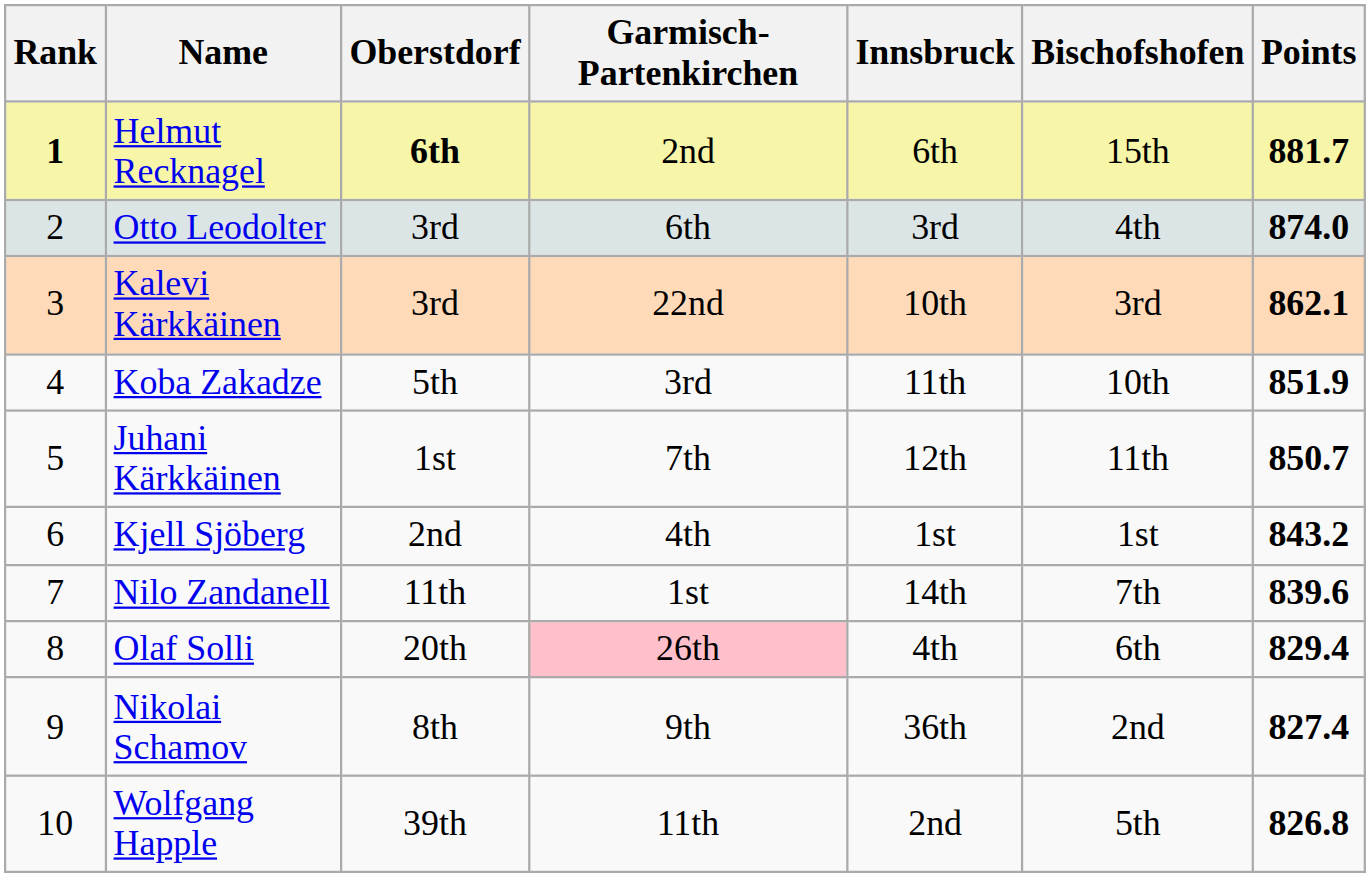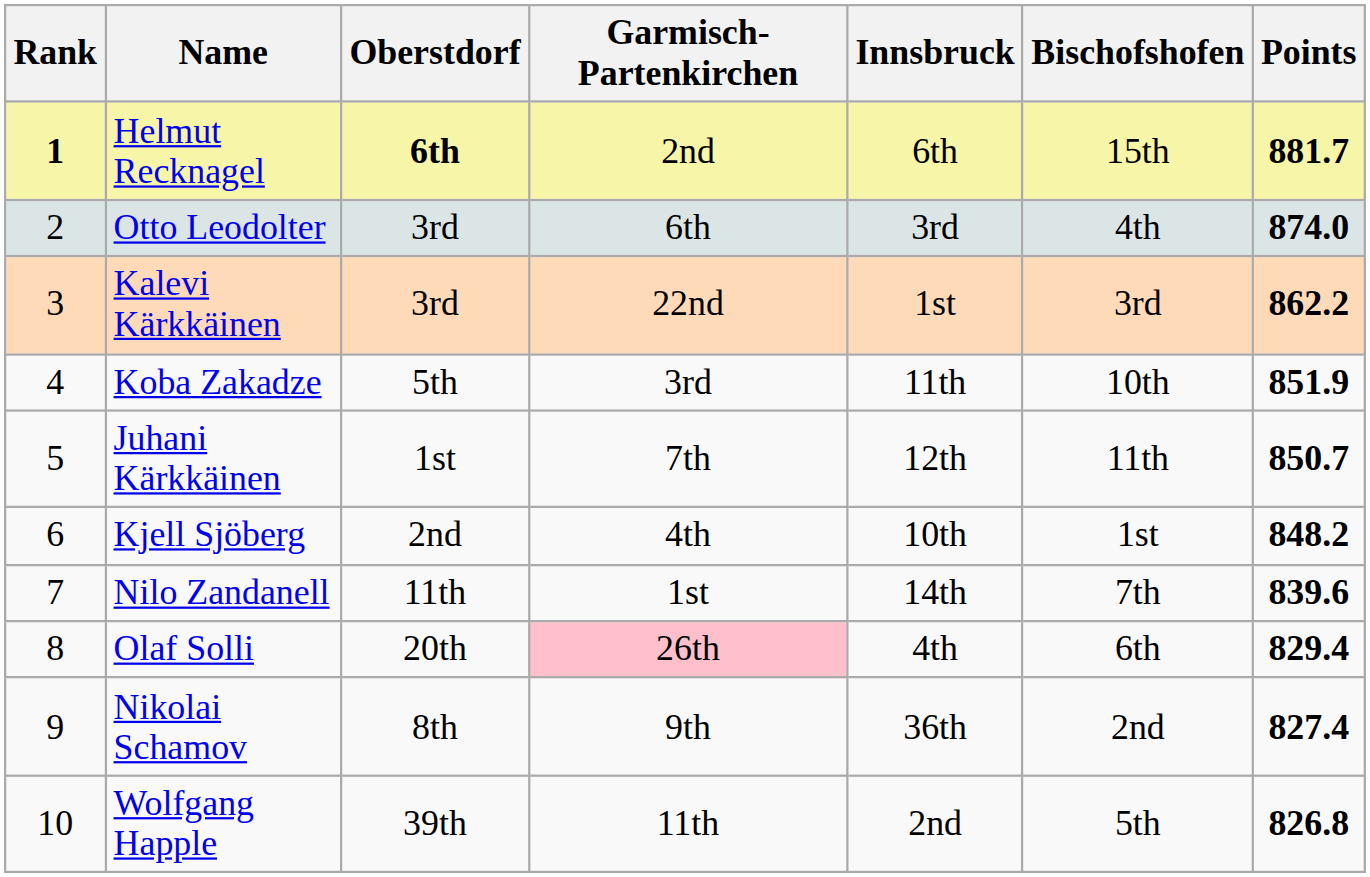(935, 304) 10th -> (935, 304) 1st
(1309, 304) 862.1 -> (1309, 304) 862.2
(935, 535) 1st -> (935, 535) 10th
(1309, 535) 843.2 -> (1309, 535) 848.2
